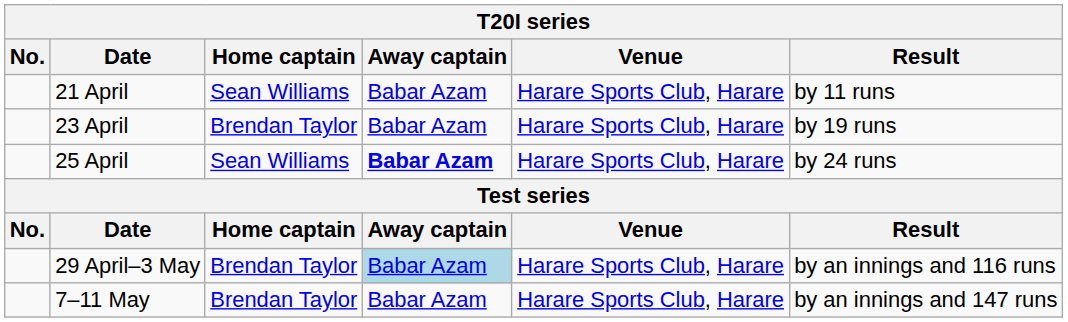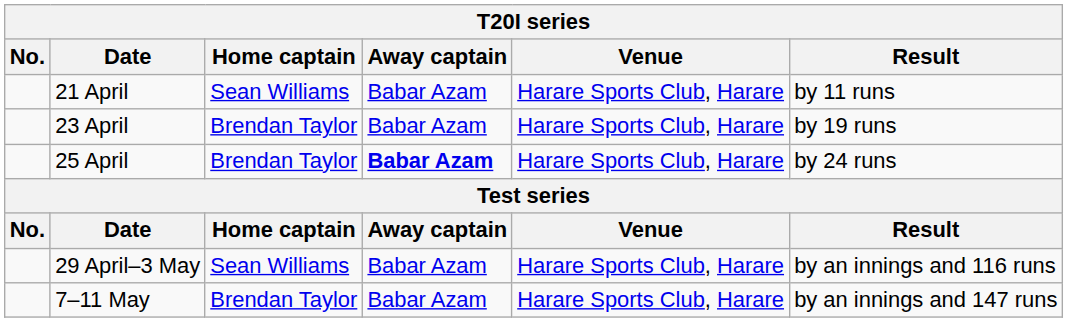(280, 160) Sean Williams -> (284, 160) Brendan Taylor
(284, 265) Brendan Taylor -> (280, 265) Sean Williams
(427, 265) lightblue background -> (427, 265) no background
